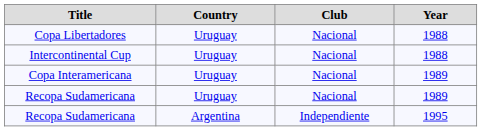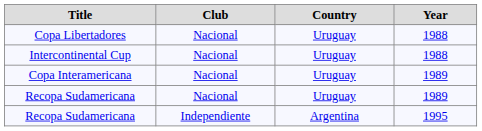columns swapped: (334, 14) <-> (215, 14)
